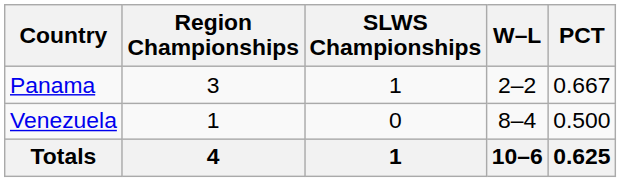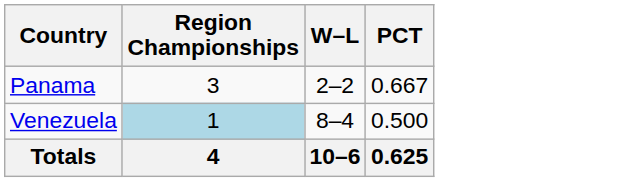- column: (395, 35)
(213, 120) no background -> (213, 120) lightblue background
